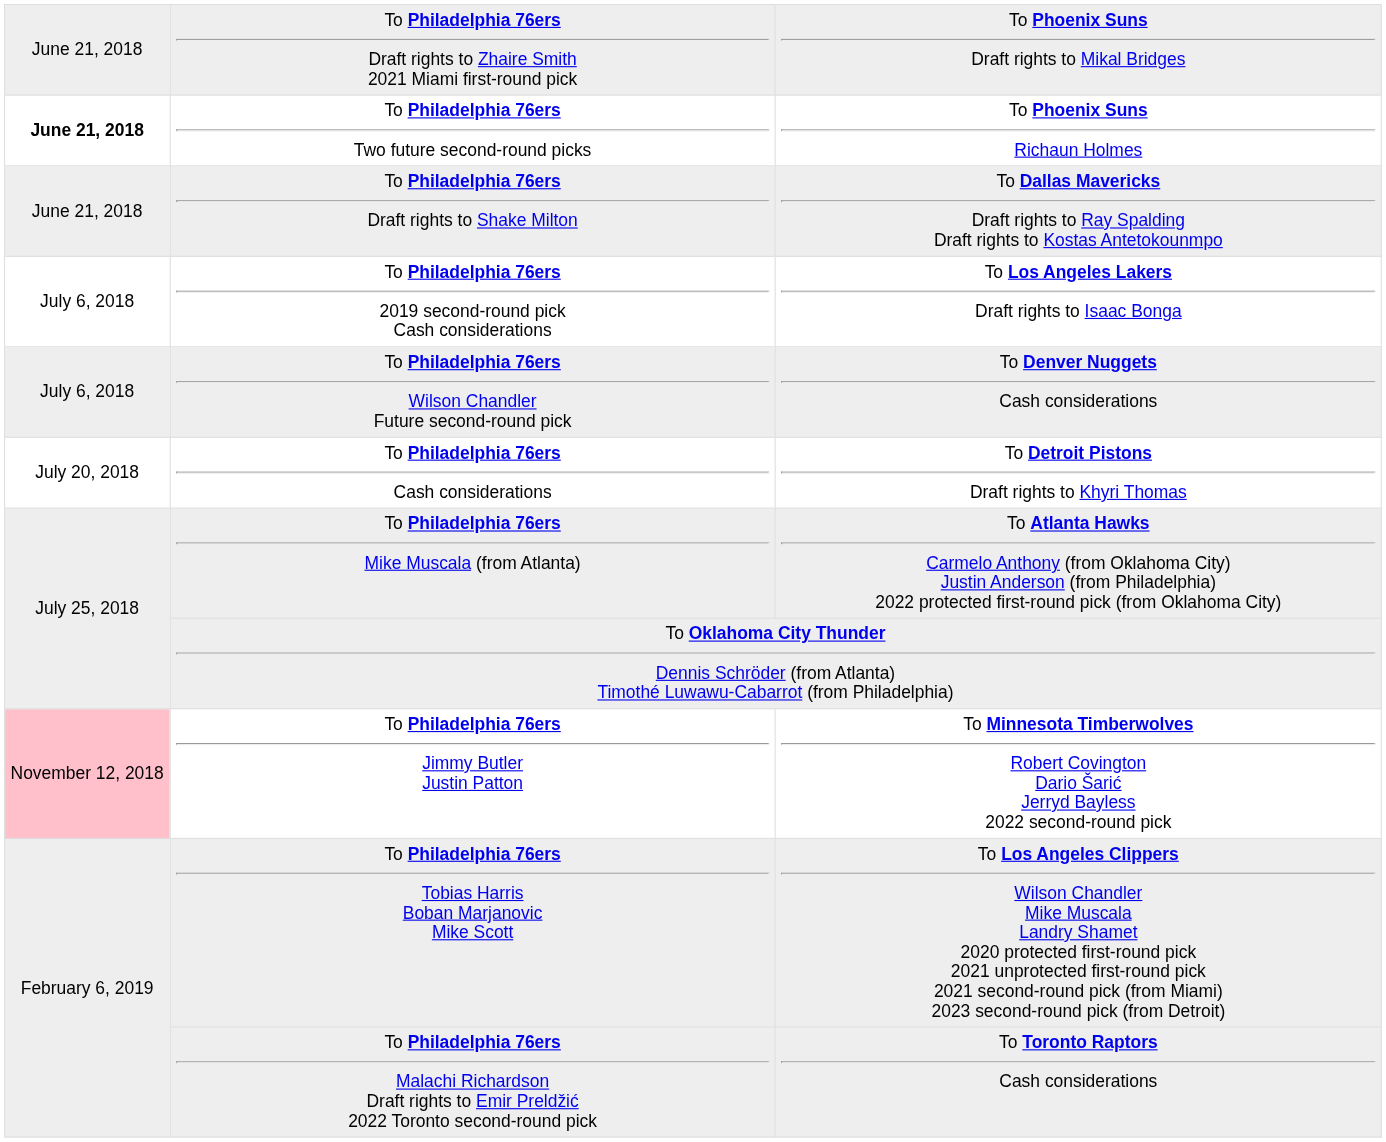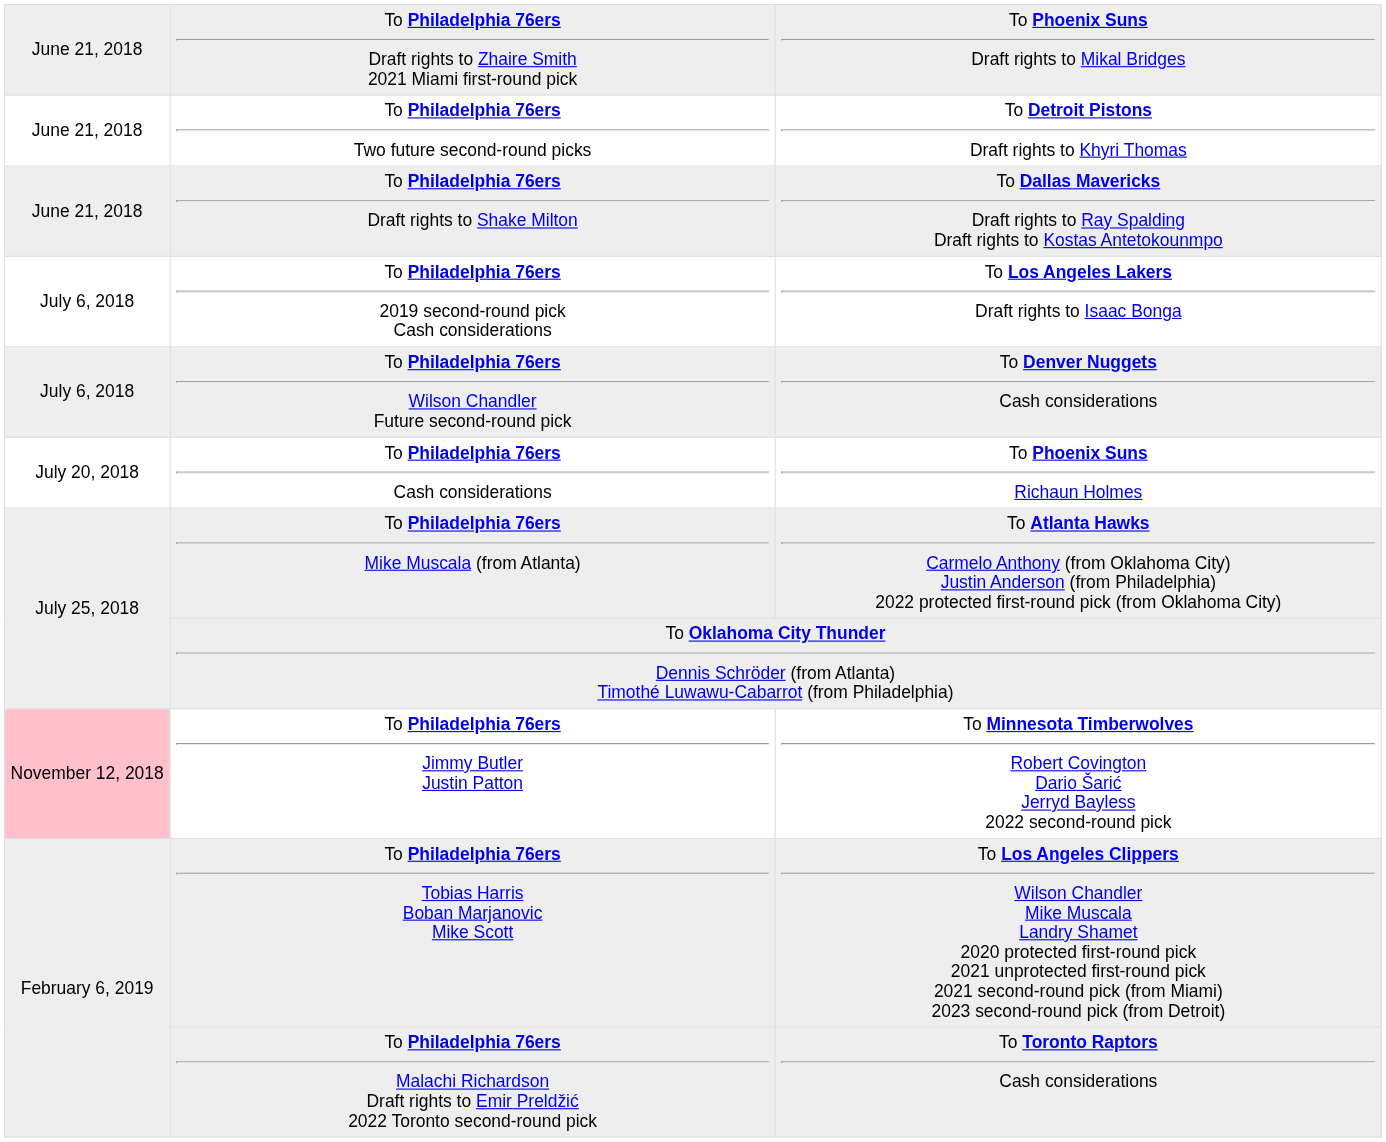(87, 130) bold -> (87, 130) normal
(1078, 130) To Phoenix Suns Richaun Holmes -> (1078, 130) To Detroit Pistons Draft rights to Khyri Thomas
(1078, 472) To Detroit Pistons Draft rights to Khyri Thomas -> (1078, 472) To Phoenix Suns Richaun Holmes
